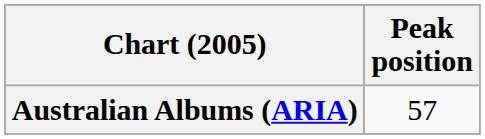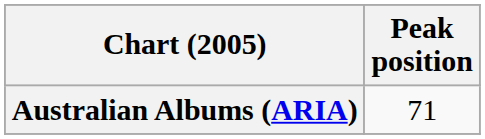(422, 109) 57 -> (422, 109) 71
